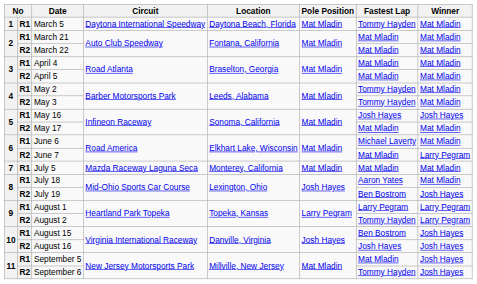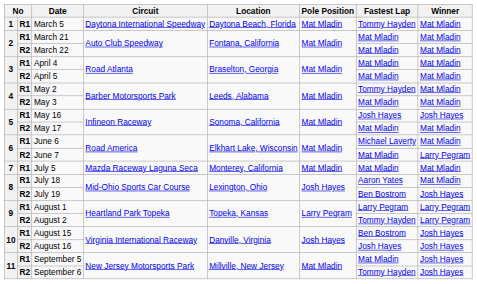(387, 102) Tommy Hayden -> (378, 102) Mat Mladin
